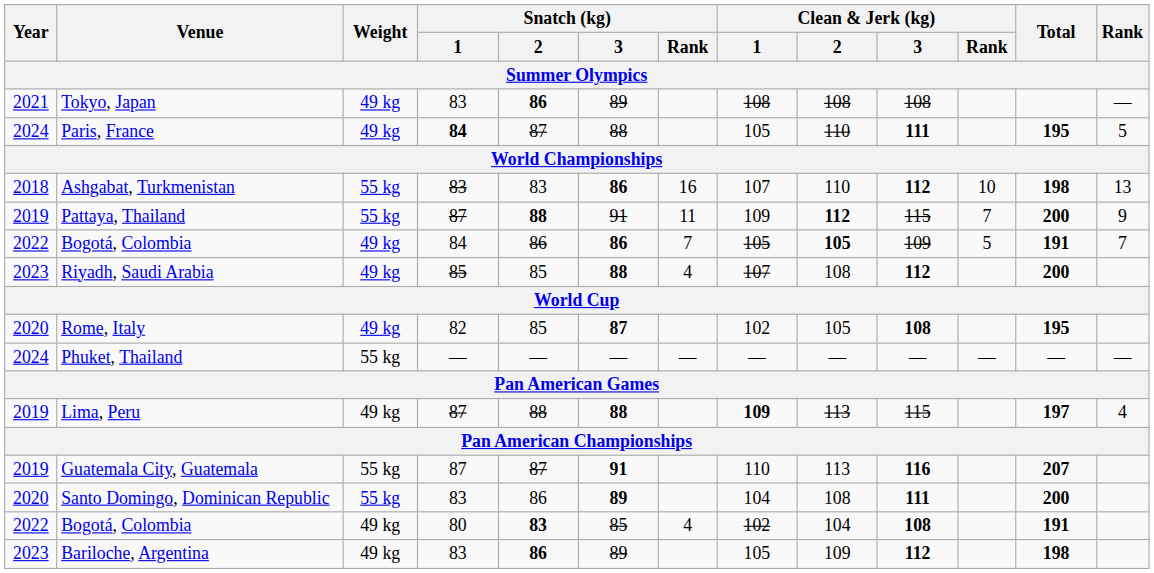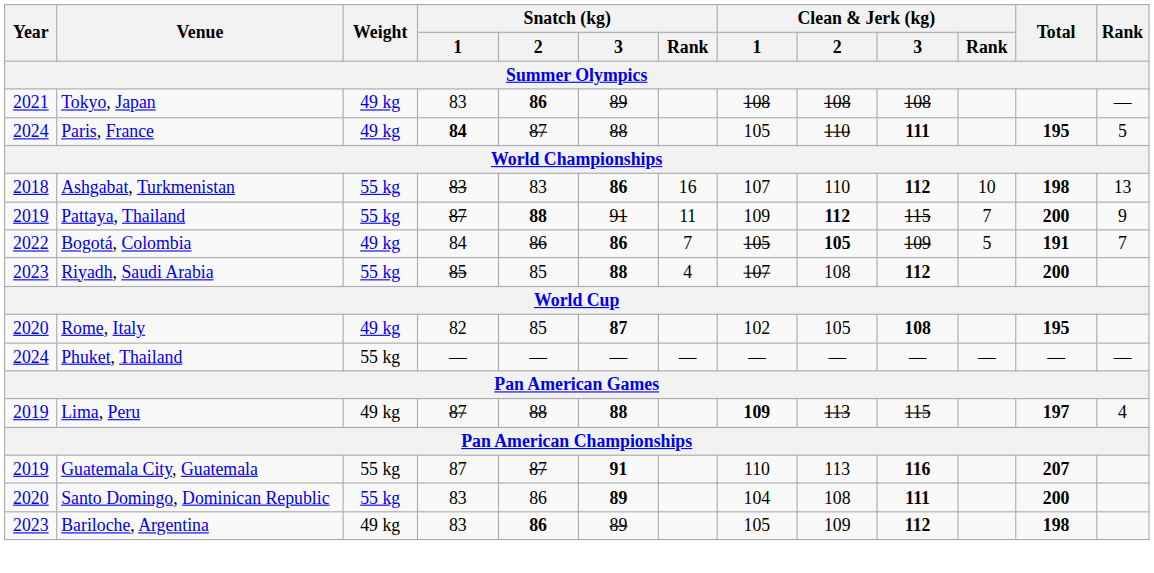(380, 272) 49 kg -> (380, 272) 55 kg
- row: (126, 525)
